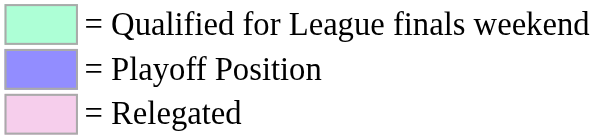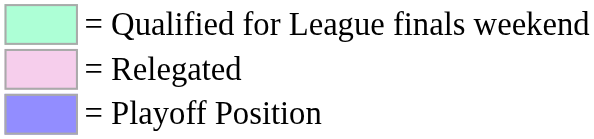rows swapped: (203, 68) <-> (163, 113)
